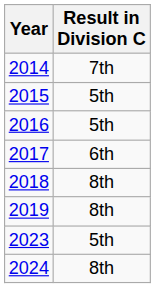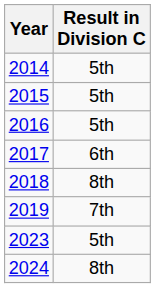(101, 67) 7th -> (101, 67) 5th
(101, 211) 8th -> (101, 211) 7th
